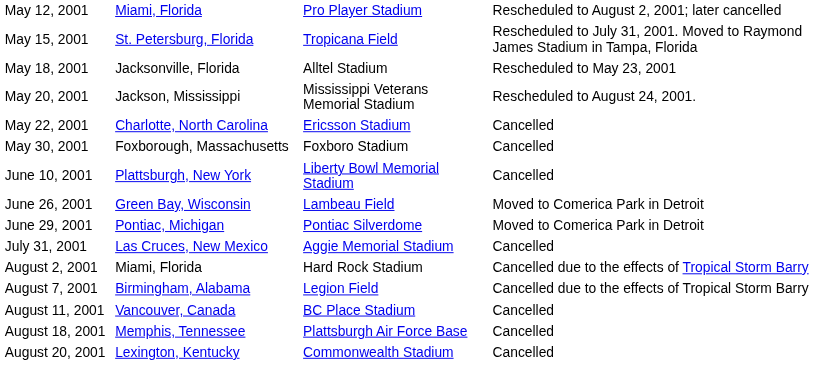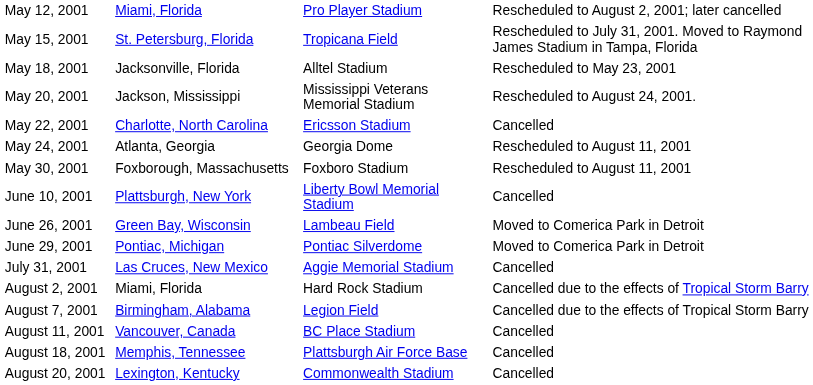+ row: (47, 147)
(523, 147) Cancelled -> (592, 168) Rescheduled to August 11, 2001
